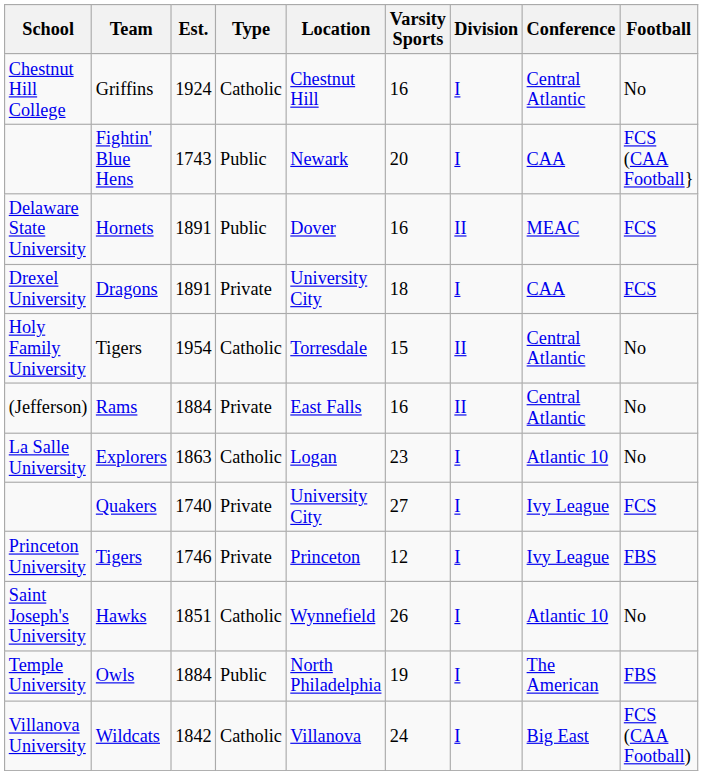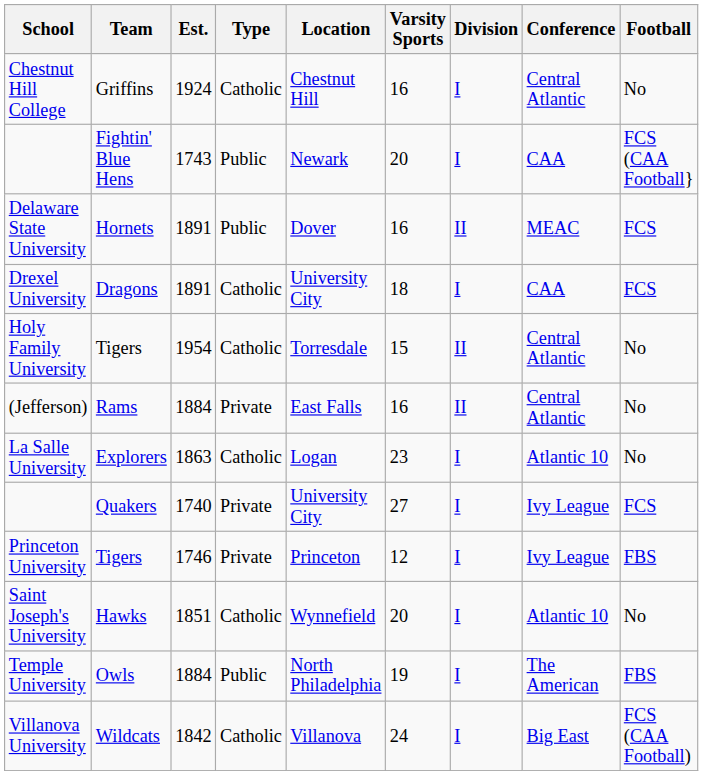(246, 288) Private -> (251, 288) Catholic
(399, 616) 26 -> (399, 616) 20
